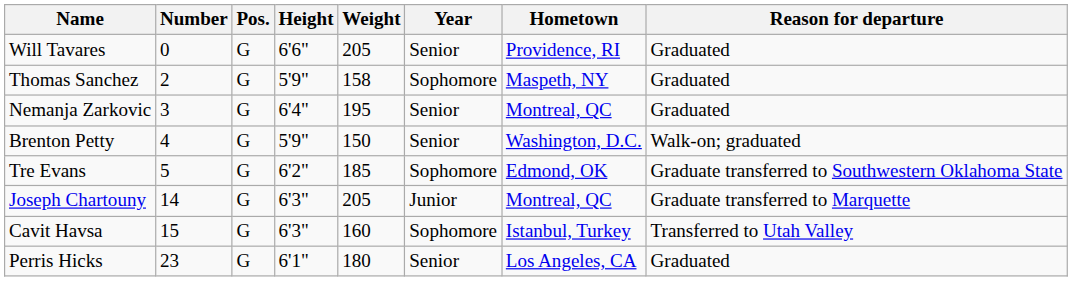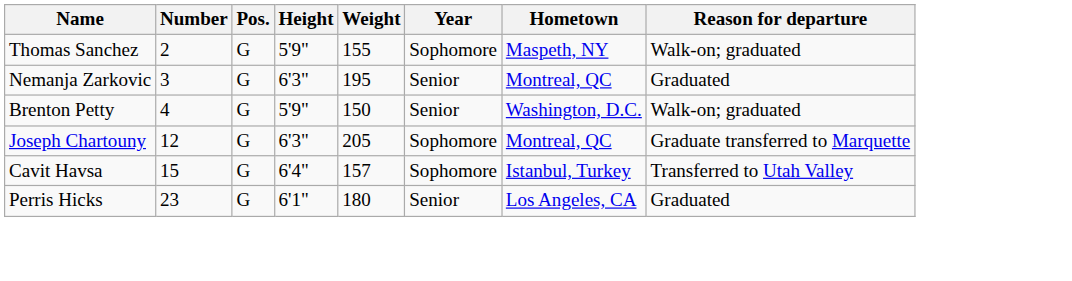- row: (57, 49)
(357, 79) 158 -> (357, 49) 155
(690, 79) Graduated -> (726, 49) Walk-on; graduated
(294, 110) 6'4" -> (294, 79) 6'3"
- row: (48, 170)
(169, 200) 14 -> (169, 140) 12
(433, 200) Junior -> (453, 140) Sophomore
(294, 230) 6'3" -> (294, 170) 6'4"
(357, 230) 160 -> (357, 170) 157
